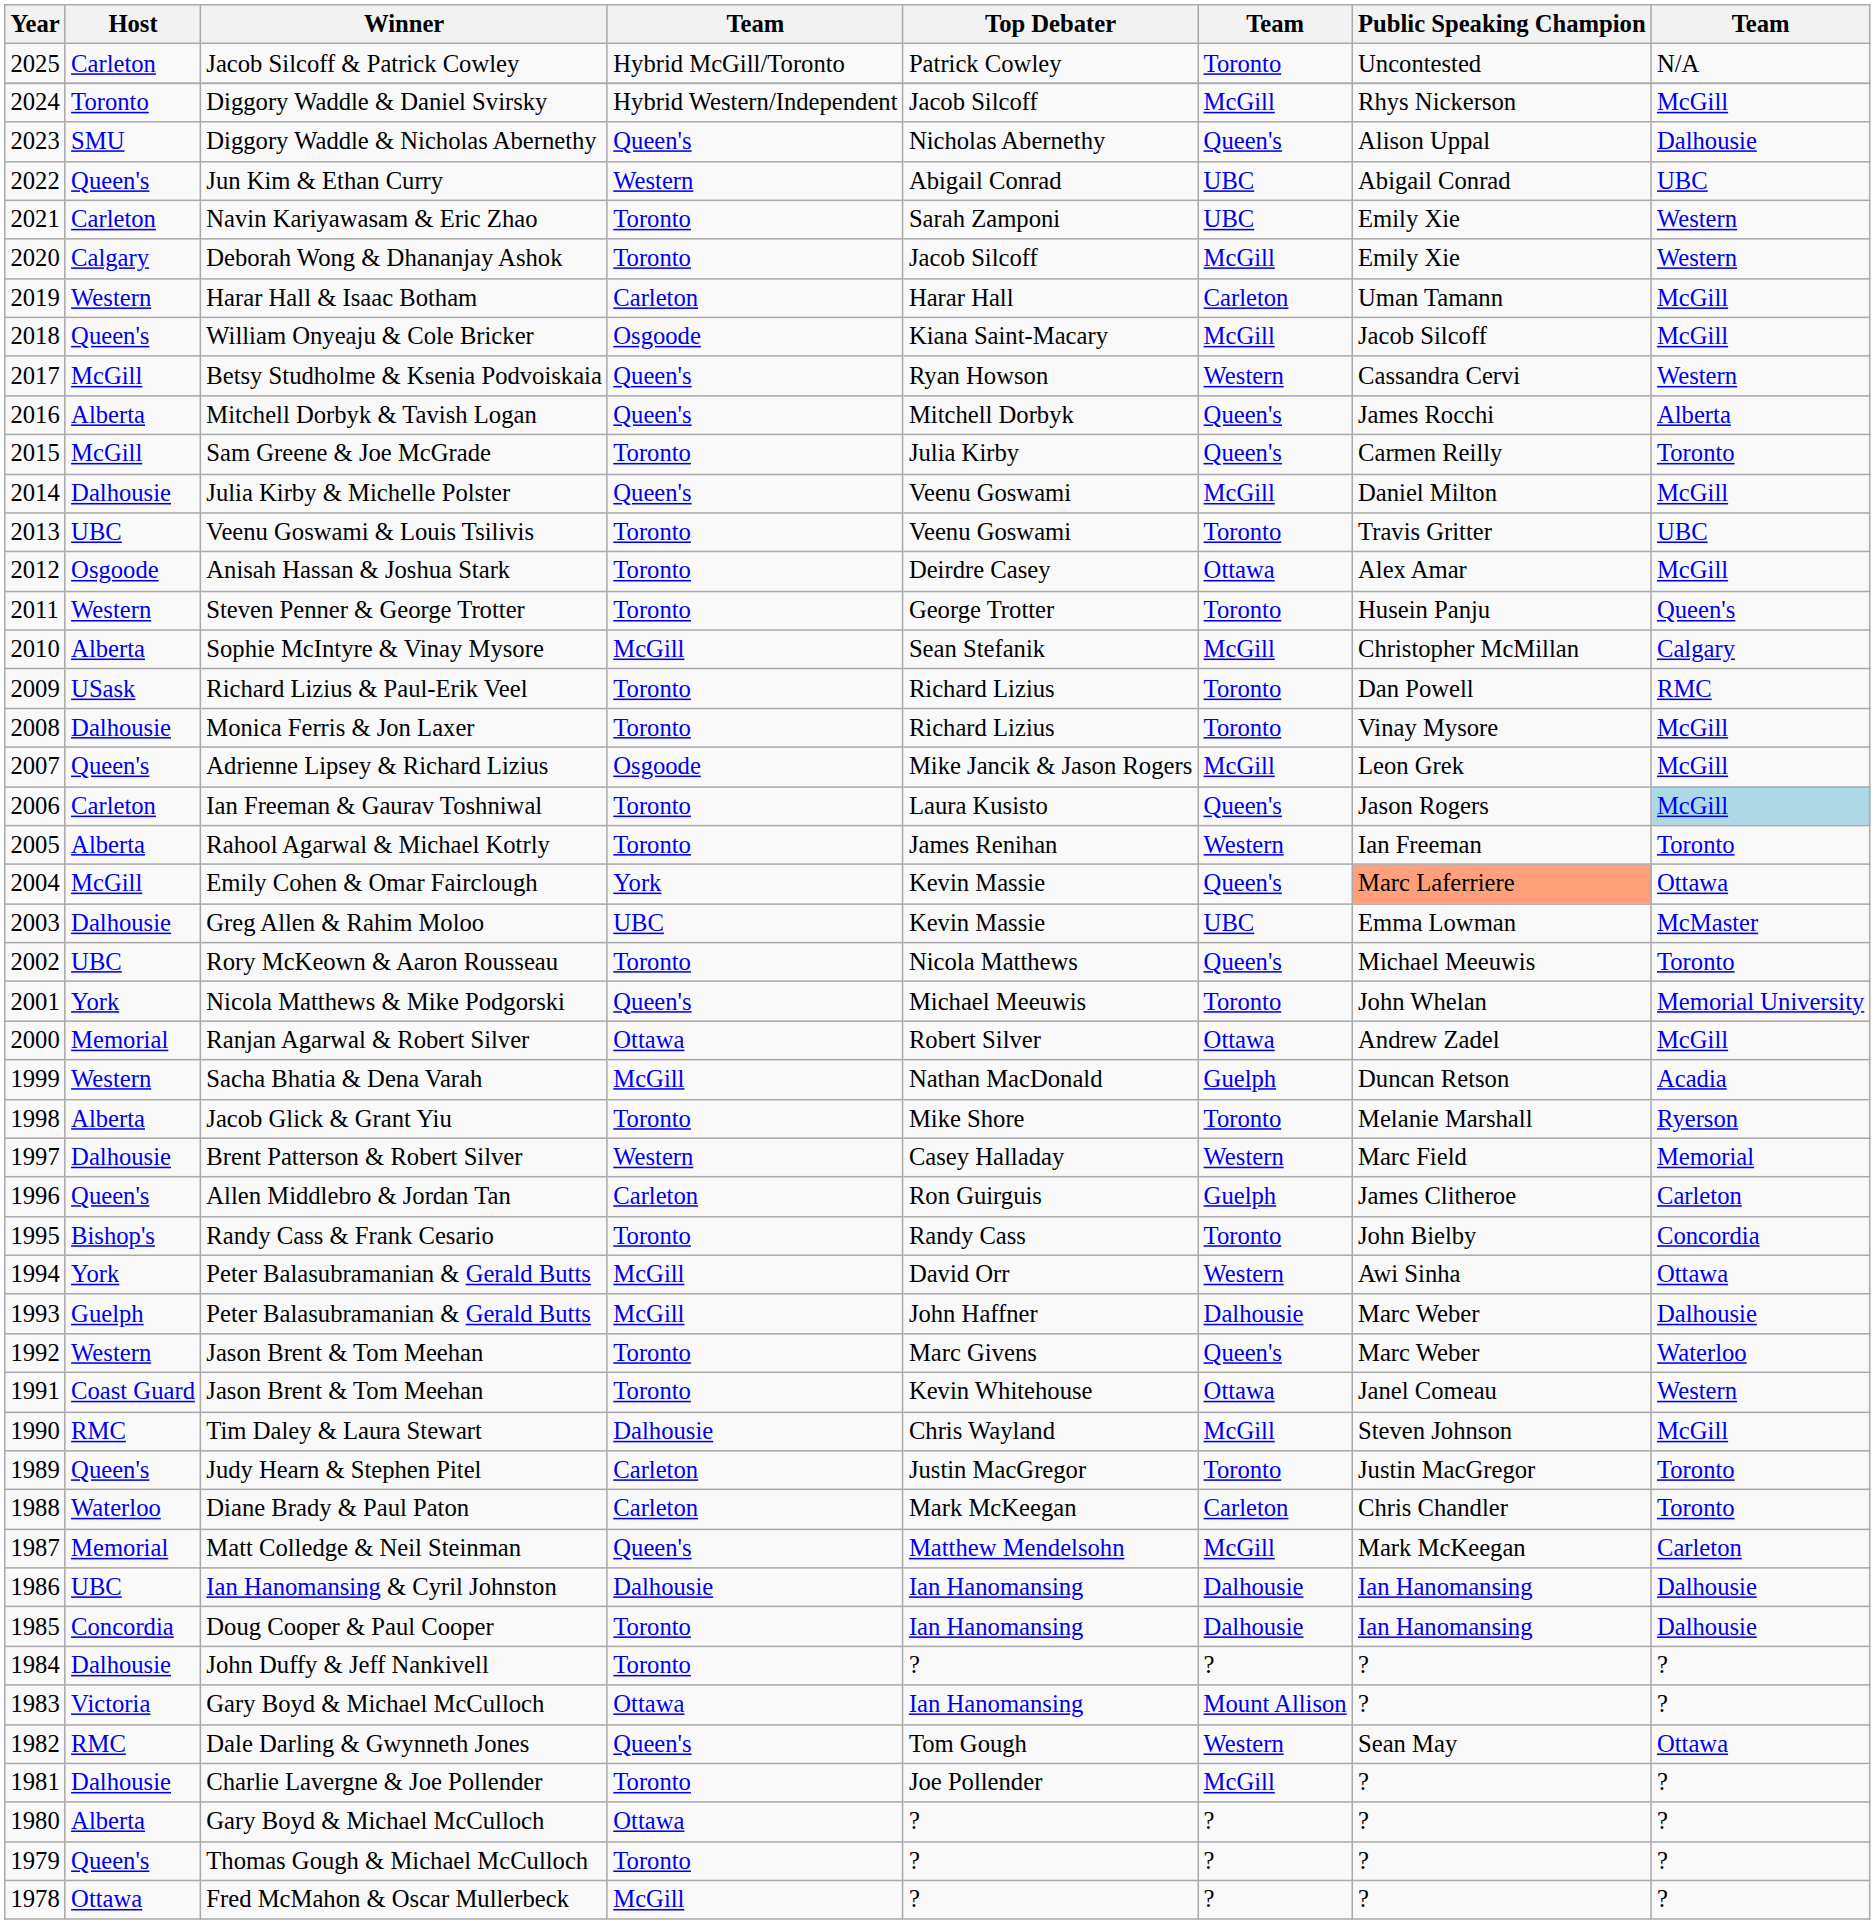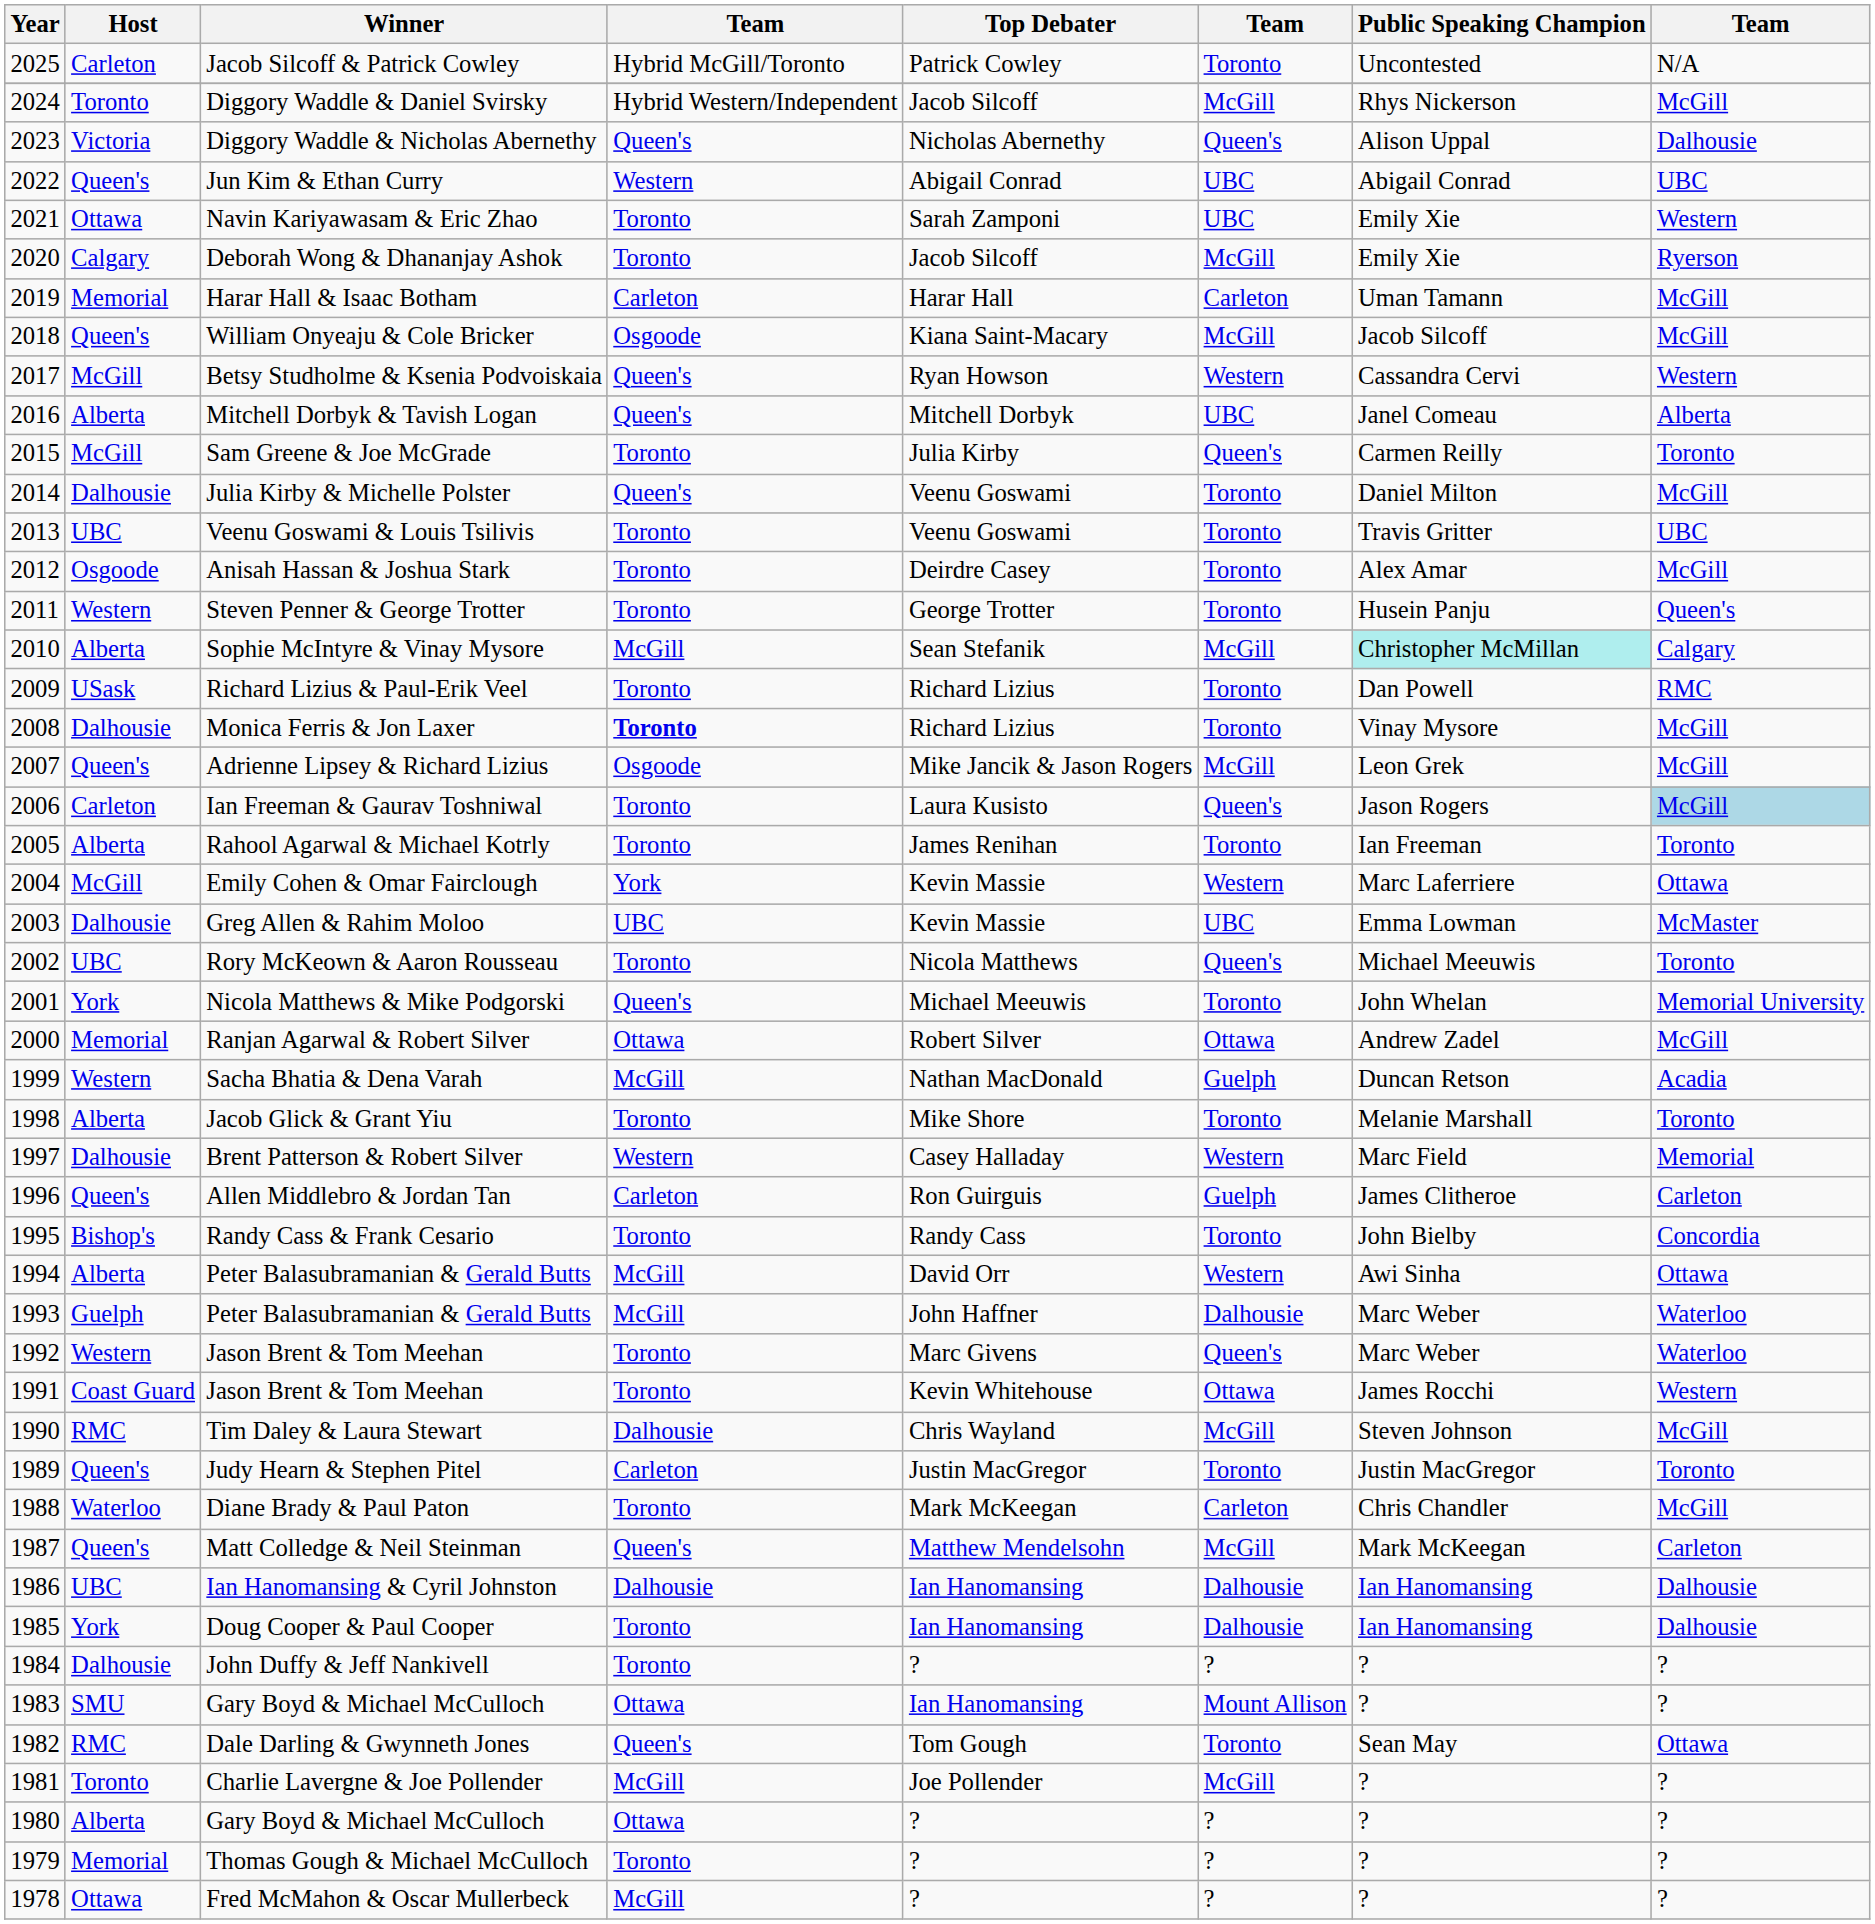(98, 141) SMU -> (111, 141) Victoria
(114, 219) Carleton -> (107, 219) Ottawa
(1697, 258) Western -> (1698, 258) Ryerson
(111, 297) Western -> (120, 297) Memorial
(1243, 414) Queen's -> (1229, 414) UBC
(1426, 414) James Rocchi -> (1427, 414) Janel Comeau
(1239, 492) McGill -> (1242, 492) Toronto
(1239, 571) Ottawa -> (1242, 571) Toronto
(1469, 649) no background -> (1469, 649) paleturquoise background
(652, 727) normal -> (655, 727) bold
(1244, 844) Western -> (1242, 844) Toronto
(1243, 883) Queen's -> (1244, 883) Western
(1436, 883) lightsalmon background -> (1436, 883) no background
(1698, 1118) Ryerson -> (1696, 1118) Toronto
(95, 1274) York -> (108, 1274) Alberta
(1707, 1313) Dalhousie -> (1702, 1313) Waterloo
(1427, 1391) Janel Comeau -> (1426, 1391) James Rocchi
(656, 1508) Carleton -> (652, 1508) Toronto
(1696, 1508) Toronto -> (1693, 1508) McGill
(120, 1548) Memorial -> (110, 1548) Queen's
(122, 1626) Concordia -> (95, 1626) York
(111, 1704) Victoria -> (98, 1704) SMU
(1244, 1743) Western -> (1242, 1743) Toronto
(121, 1782) Dalhousie -> (110, 1782) Toronto
(652, 1782) Toronto -> (649, 1782) McGill
(110, 1860) Queen's -> (120, 1860) Memorial
